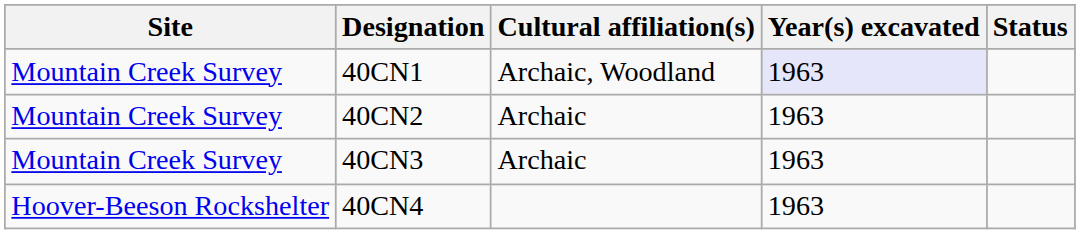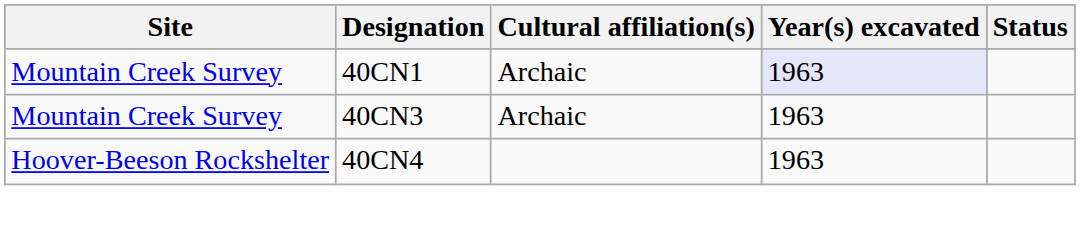(606, 71) Archaic, Woodland -> (542, 71) Archaic
- row: (383, 116)
